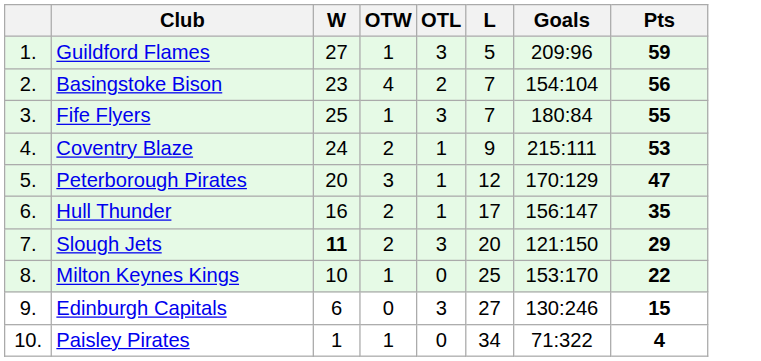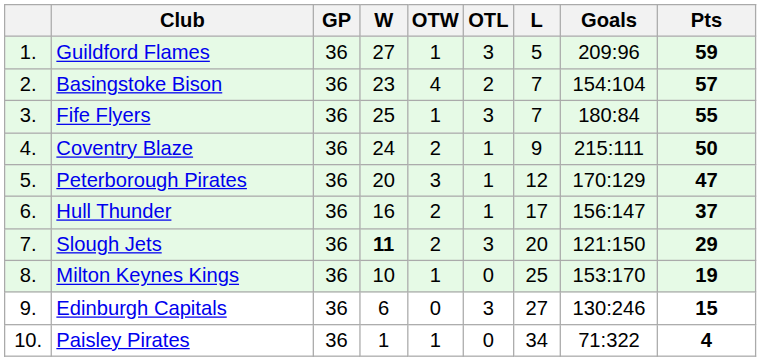+ column: (337, 20)
(659, 84) 56 -> (706, 84) 57
(659, 148) 53 -> (706, 148) 50
(659, 212) 35 -> (706, 212) 37
(659, 276) 22 -> (706, 276) 19
